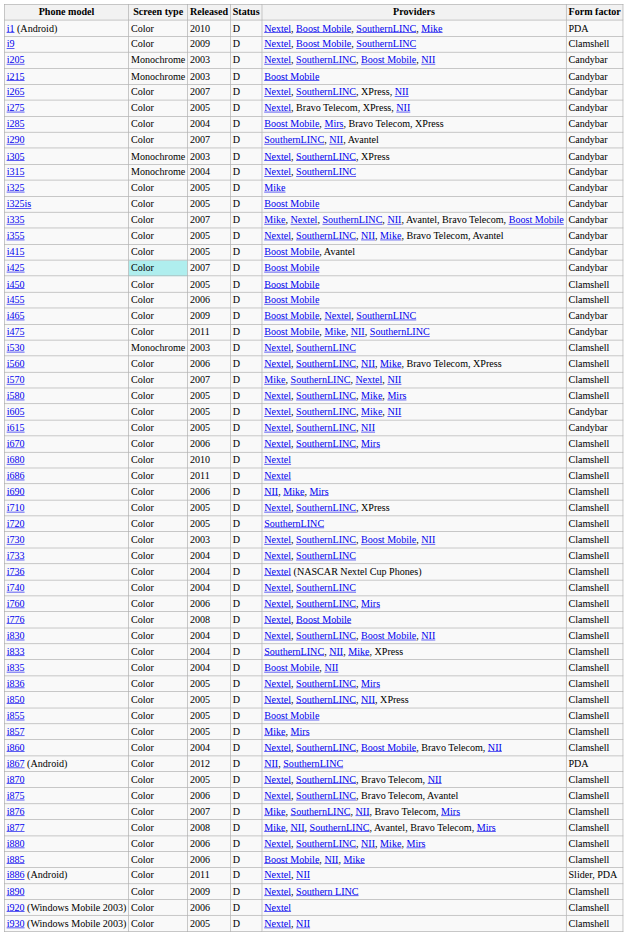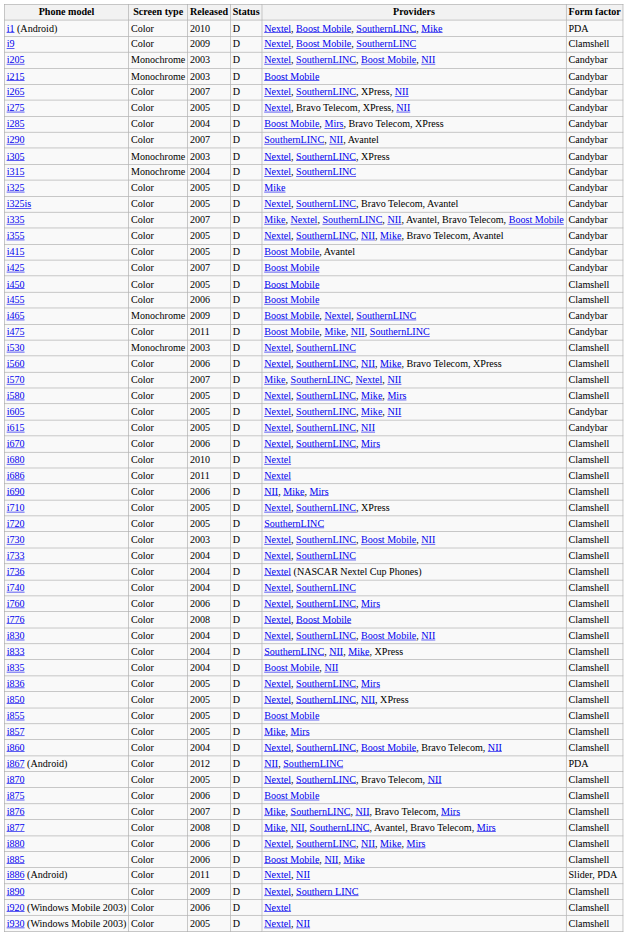(292, 204) Boost Mobile -> (361, 204) Nextel, SouthernLINC, Bravo Telecom, Avantel
(142, 268) paleturquoise background -> (142, 268) no background
(142, 316) Color -> (158, 316) Monochrome
(361, 795) Nextel, SouthernLINC, Bravo Telecom, Avantel -> (292, 795) Boost Mobile
